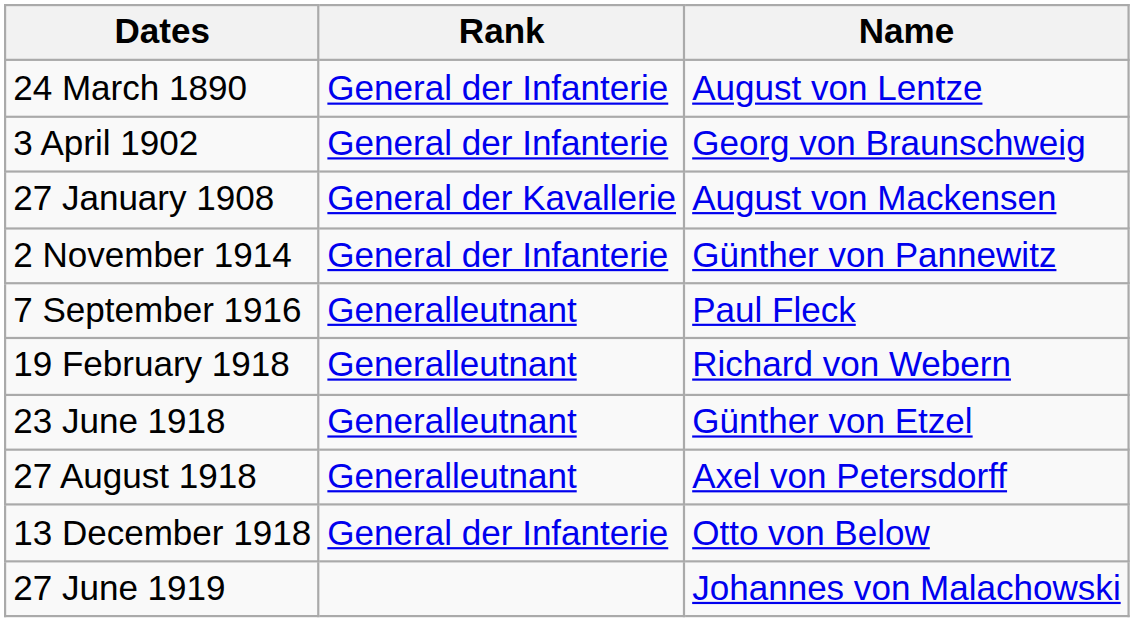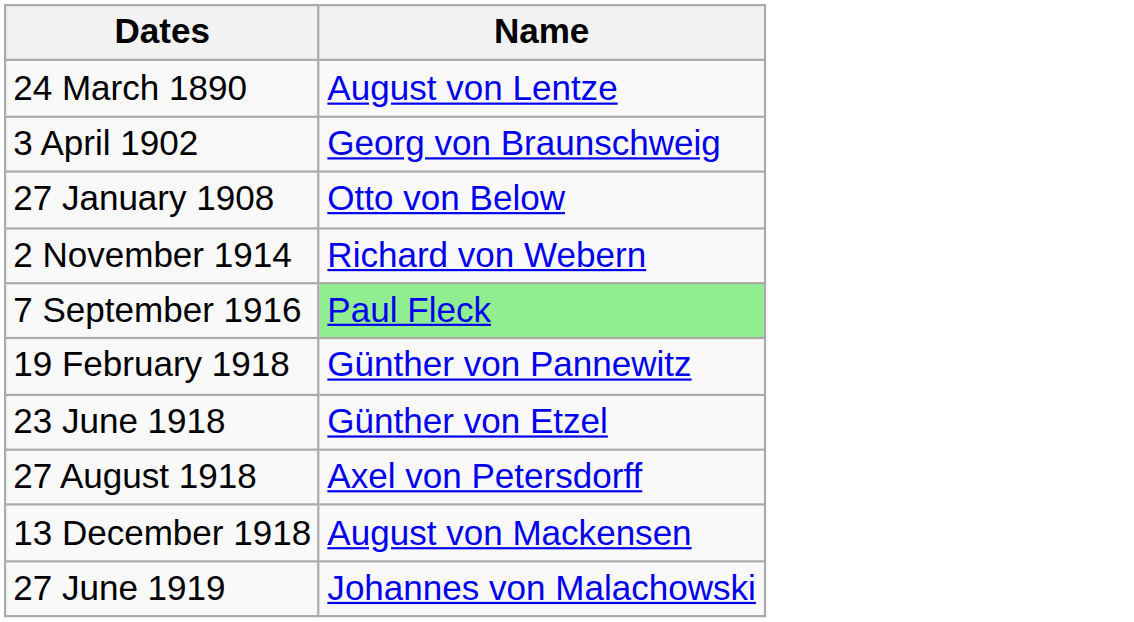- column: (502, 32)
(874, 198) August von Mackensen -> (446, 198) Otto von Below
(874, 254) Günther von Pannewitz -> (487, 254) Richard von Webern
(774, 310) no background -> (409, 310) lightgreen background
(852, 365) Richard von Webern -> (509, 365) Günther von Pannewitz
(811, 532) Otto von Below -> (509, 532) August von Mackensen
